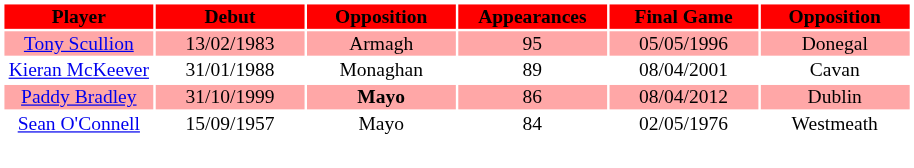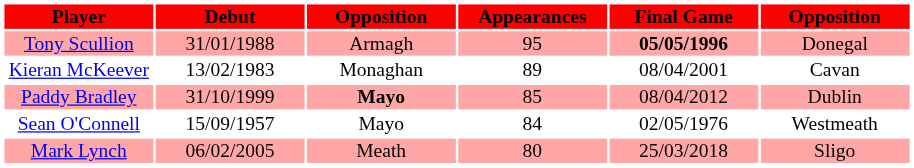(230, 43) 13/02/1983 -> (230, 43) 31/01/1988
(684, 43) normal -> (684, 43) bold
(230, 70) 31/01/1988 -> (230, 70) 13/02/1983
(532, 97) 86 -> (532, 97) 85
+ row: (79, 150)
